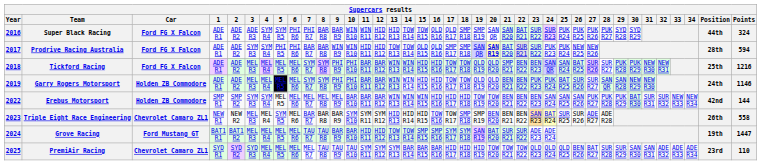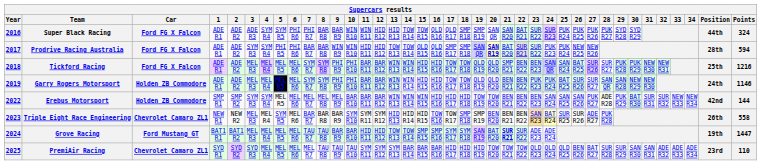(607, 100) PUK R28 -> (607, 100) ADE R28
(607, 117) ADE R28 -> (607, 117) PUK R28
(508, 134) normal -> (508, 134) bold
